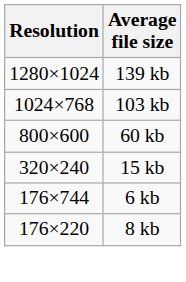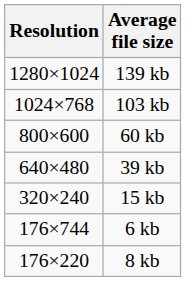+ row: (142, 167)
